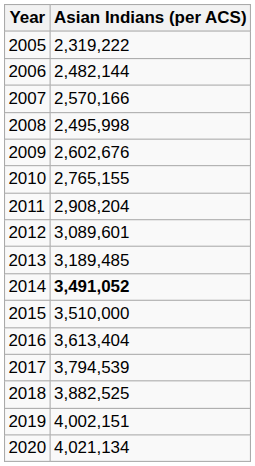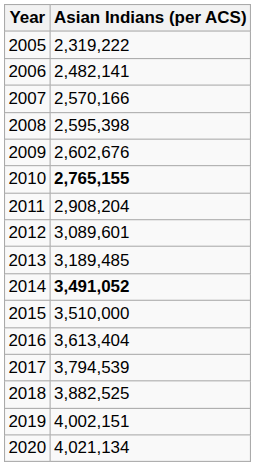(92, 71) 2,482,144 -> (92, 71) 2,482,141
(92, 125) 2,495,998 -> (92, 125) 2,595,398
(92, 179) normal -> (92, 179) bold
